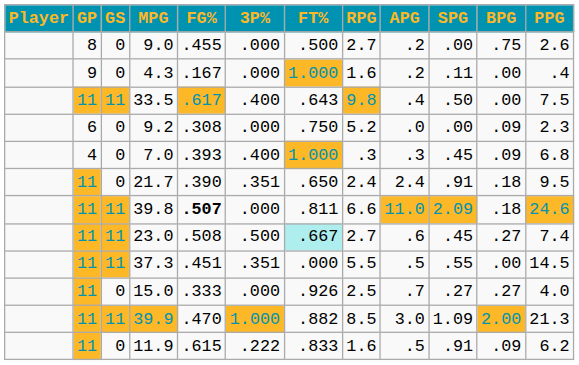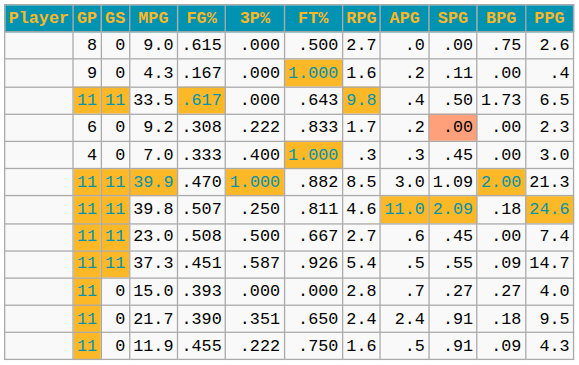(202, 46) .455 -> (202, 46) .615
(415, 46) .2 -> (415, 46) .0
(260, 100) .400 -> (260, 100) .000
(506, 100) .00 -> (501, 100) 1.73
(554, 100) 7.5 -> (554, 100) 6.5
(260, 128) .000 -> (260, 128) .222
(318, 128) .750 -> (318, 128) .833
(361, 128) 5.2 -> (361, 128) 1.7
(415, 128) .0 -> (415, 128) .2
(458, 128) no background -> (458, 128) lightsalmon background
(506, 128) .09 -> (506, 128) .00
(202, 155) .393 -> (202, 155) .333
(506, 155) .09 -> (506, 155) .00
(554, 155) 6.8 -> (554, 155) 3.0
rows swapped: (153, 182) <-> (153, 319)
(202, 210) bold -> (202, 210) normal
(260, 210) .000 -> (260, 210) .250
(361, 210) 6.6 -> (361, 210) 4.6
(318, 237) paleturquoise background -> (318, 237) no background
(506, 237) .27 -> (506, 237) .00
(260, 264) .351 -> (260, 264) .587
(318, 264) .000 -> (318, 264) .926
(361, 264) 5.5 -> (361, 264) 5.4
(506, 264) .00 -> (506, 264) .09
(549, 264) 14.5 -> (549, 264) 14.7
(202, 292) .333 -> (202, 292) .393
(318, 292) .926 -> (318, 292) .000
(361, 292) 2.5 -> (361, 292) 2.8
(202, 346) .615 -> (202, 346) .455
(318, 346) .833 -> (318, 346) .750
(554, 346) 6.2 -> (554, 346) 4.3
